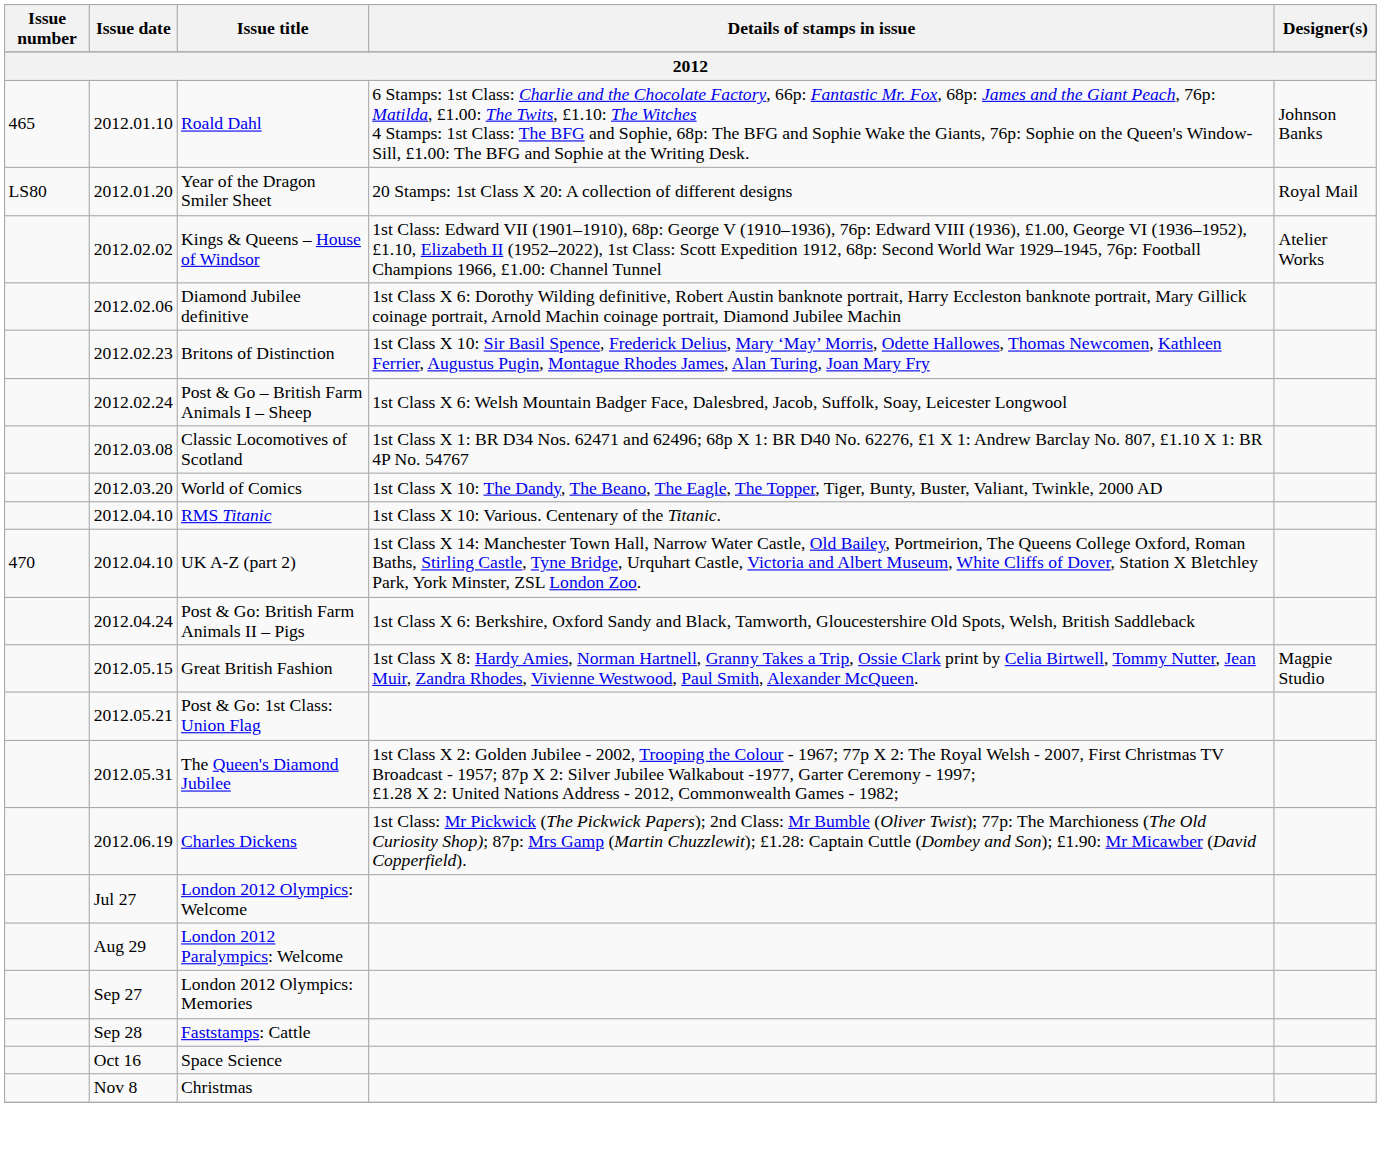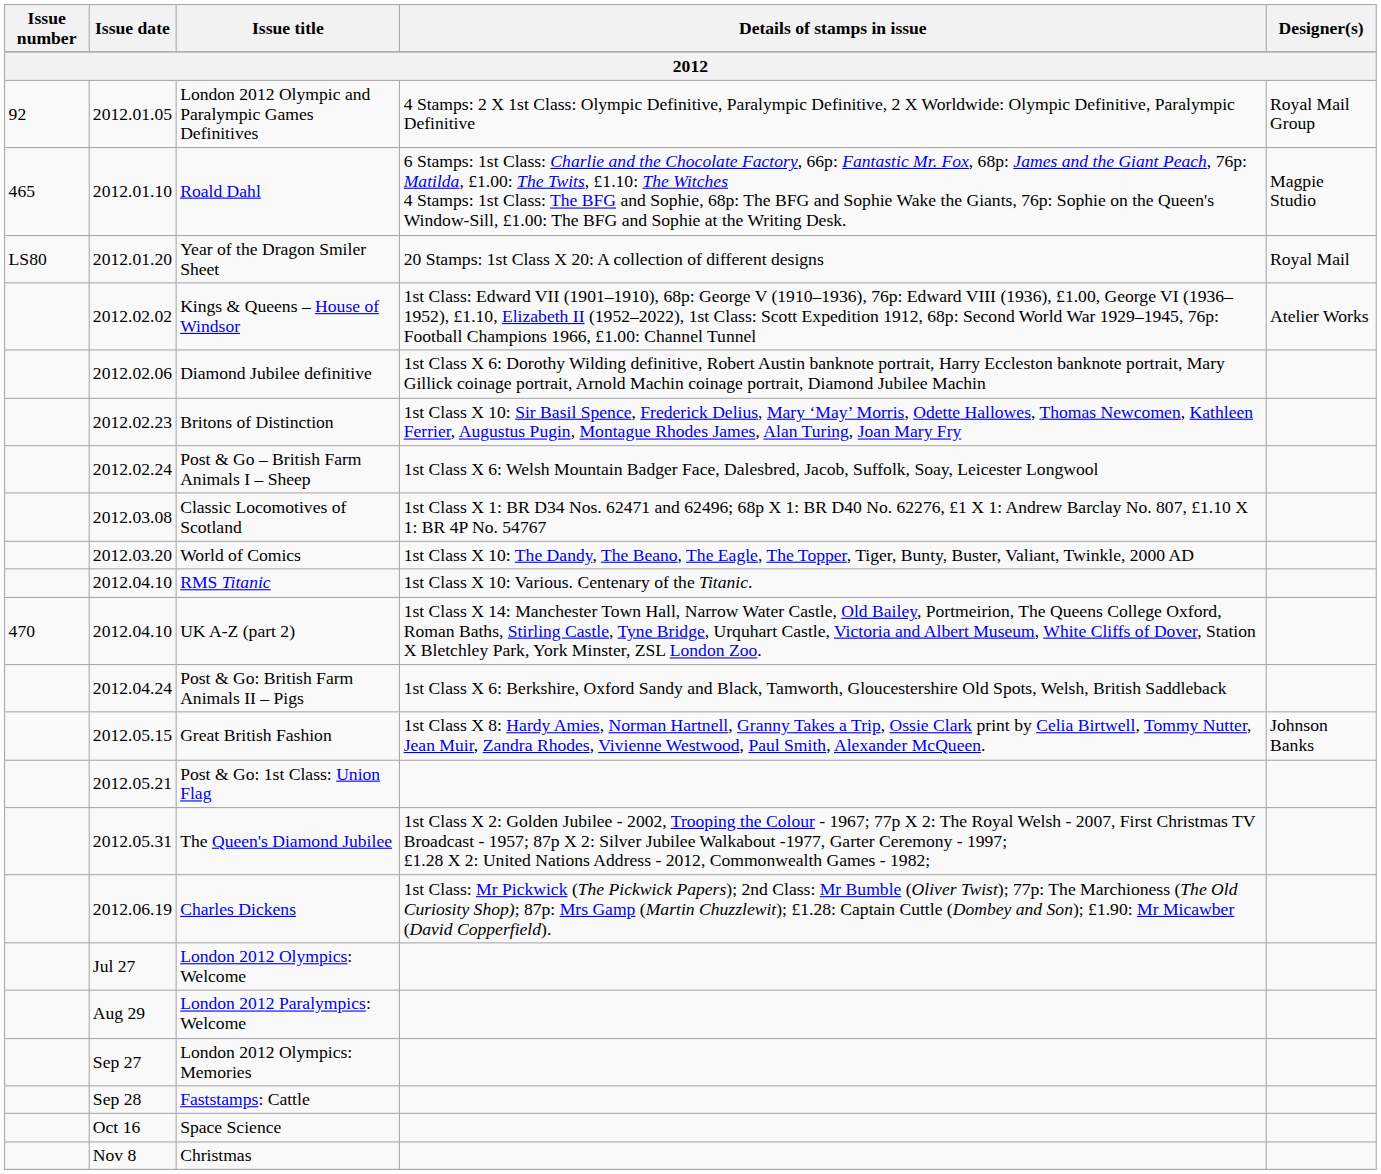+ row: (275, 113)
(1307, 123) Johnson Banks -> (1297, 191) Magpie Studio
(1305, 668) Magpie Studio -> (1299, 735) Johnson Banks
